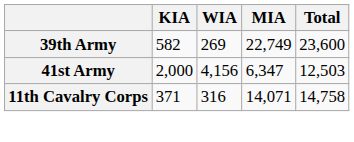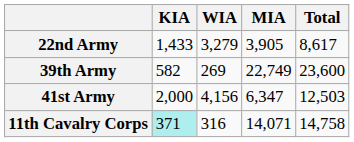+ row: (78, 44)
(168, 96) no background -> (168, 123) paleturquoise background
